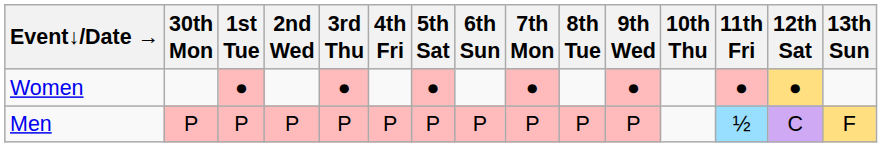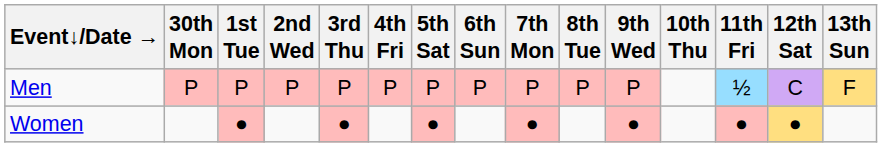rows swapped: (31, 124) <-> (47, 87)
